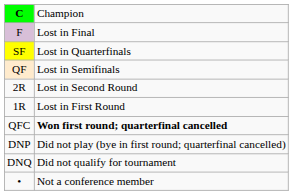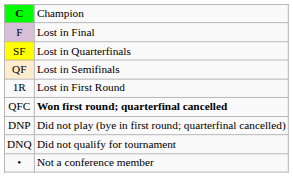- row: (19, 87)
